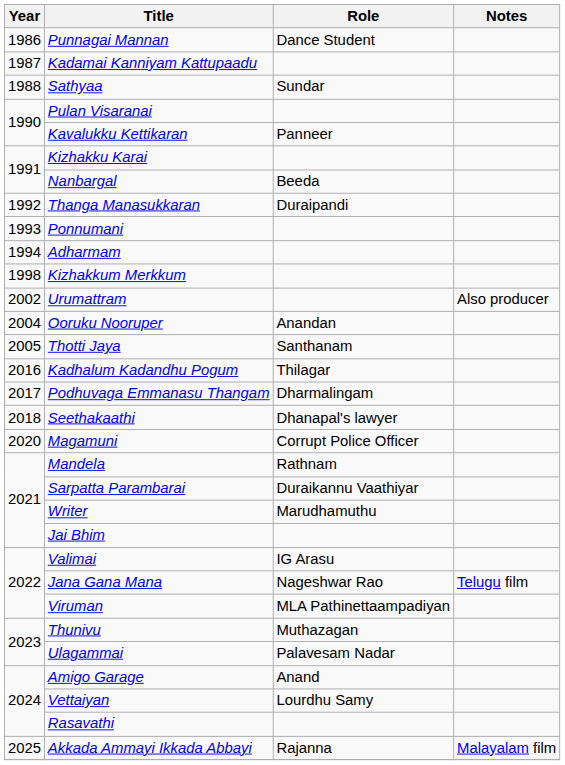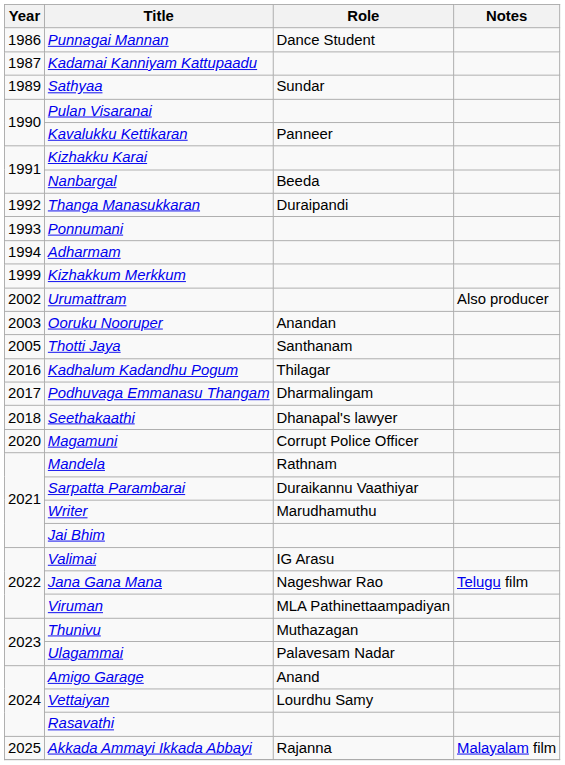(24, 87) 1988 -> (24, 87) 1989
(24, 275) 1998 -> (24, 275) 1999
(24, 323) 2004 -> (24, 323) 2003
